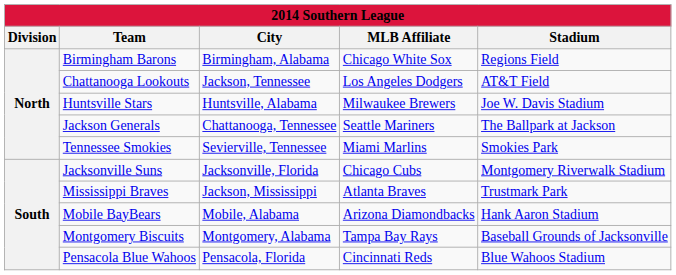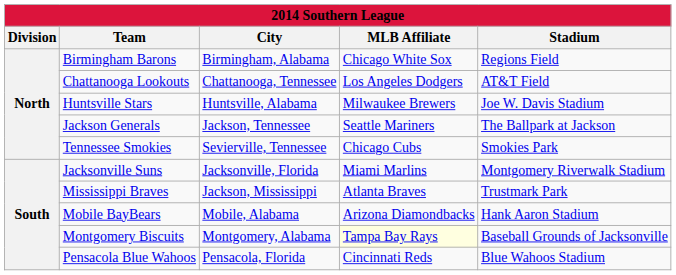(256, 81) Jackson, Tennessee -> (269, 81) Chattanooga, Tennessee
(269, 125) Chattanooga, Tennessee -> (256, 125) Jackson, Tennessee
(385, 147) Miami Marlins -> (382, 147) Chicago Cubs
(382, 170) Chicago Cubs -> (385, 170) Miami Marlins
(390, 236) no background -> (390, 236) lightyellow background
